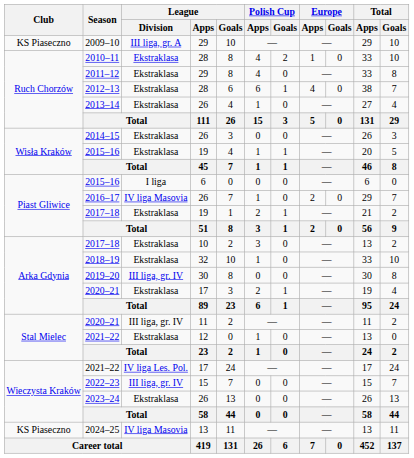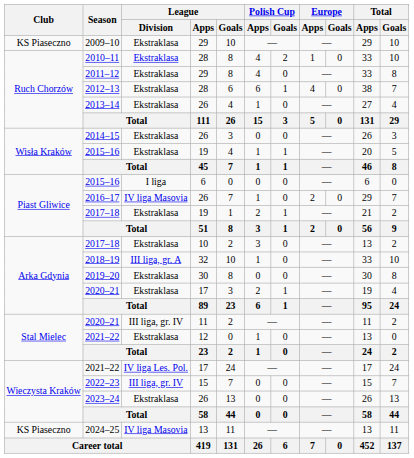(156, 43) III liga, gr. A -> (156, 43) Ekstraklasa
(156, 259) Ekstraklasa -> (156, 259) III liga, gr. A
(156, 275) III liga, gr. IV -> (156, 275) Ekstraklasa
